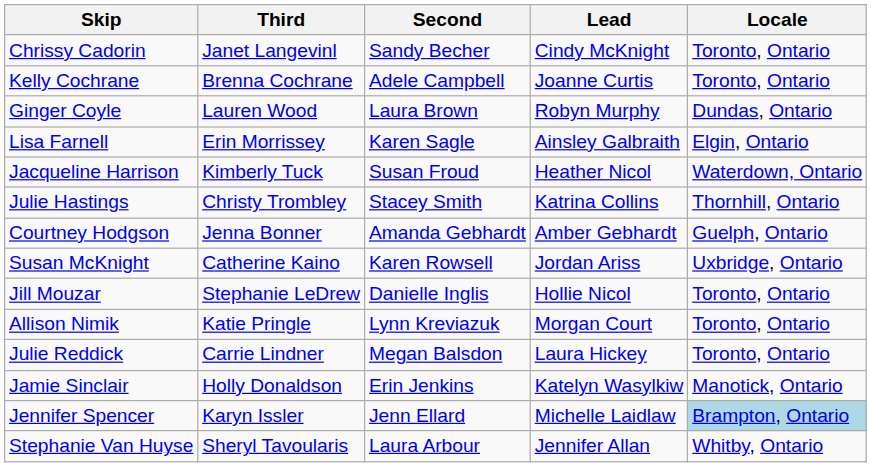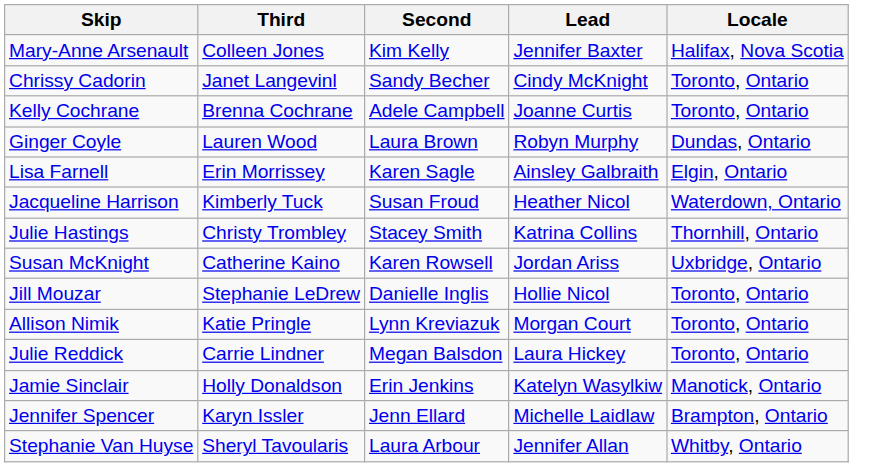+ row: (99, 50)
- row: (89, 232)
(771, 415) lightblue background -> (749, 415) no background
